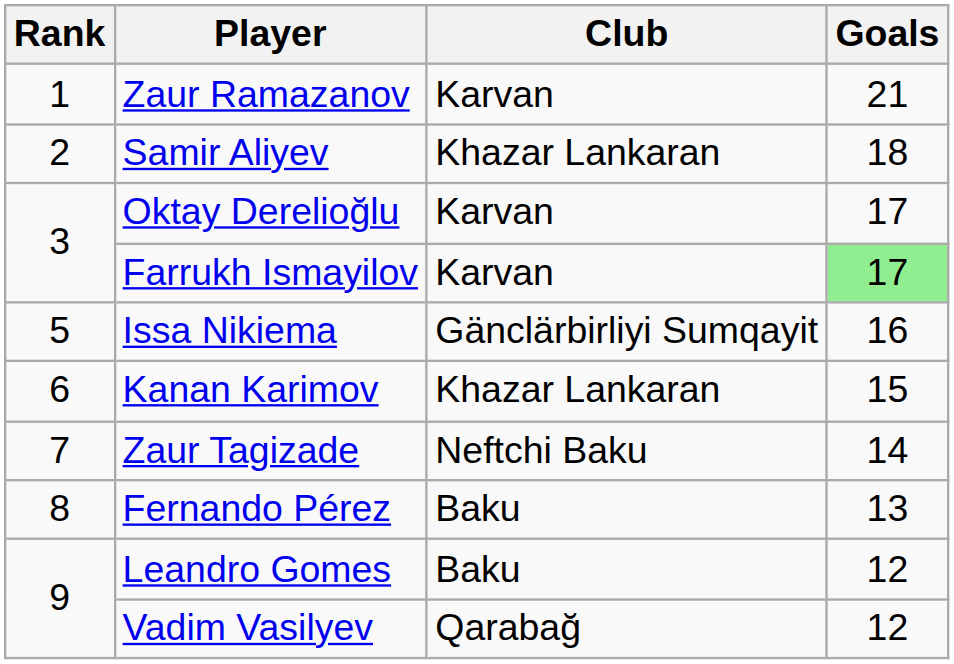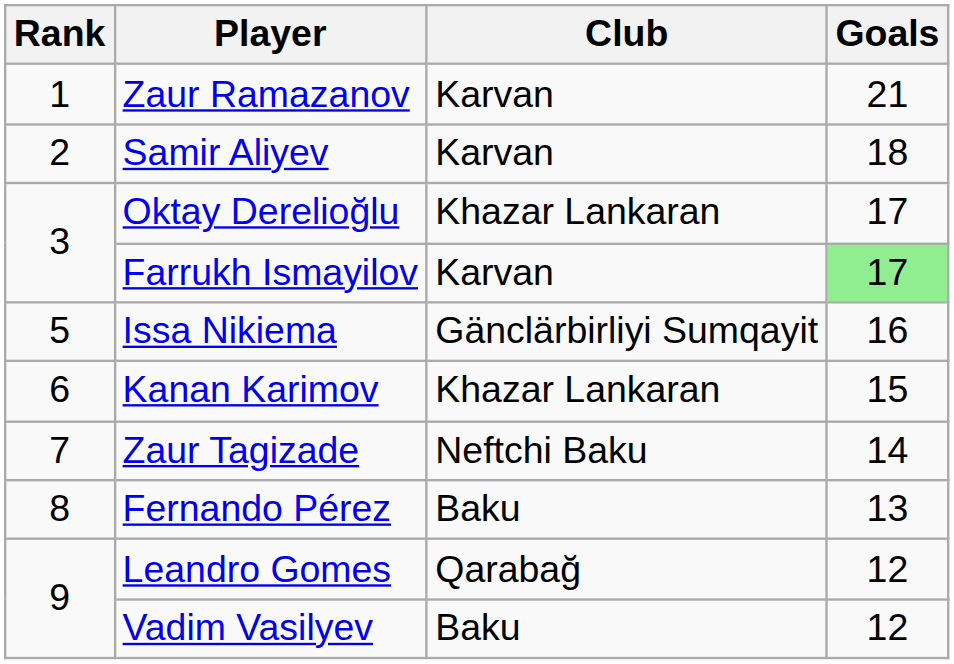(578, 152) Khazar Lankaran -> (495, 152) Karvan
(495, 212) Karvan -> (578, 212) Khazar Lankaran
(478, 568) Baku -> (508, 568) Qarabağ
(508, 627) Qarabağ -> (478, 627) Baku
